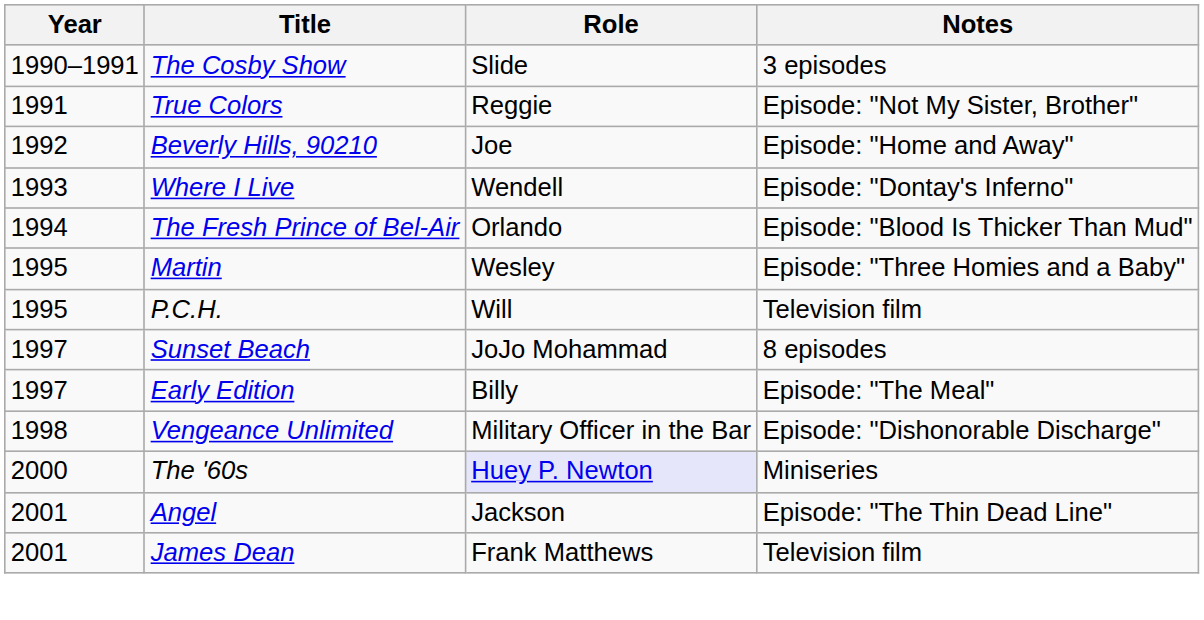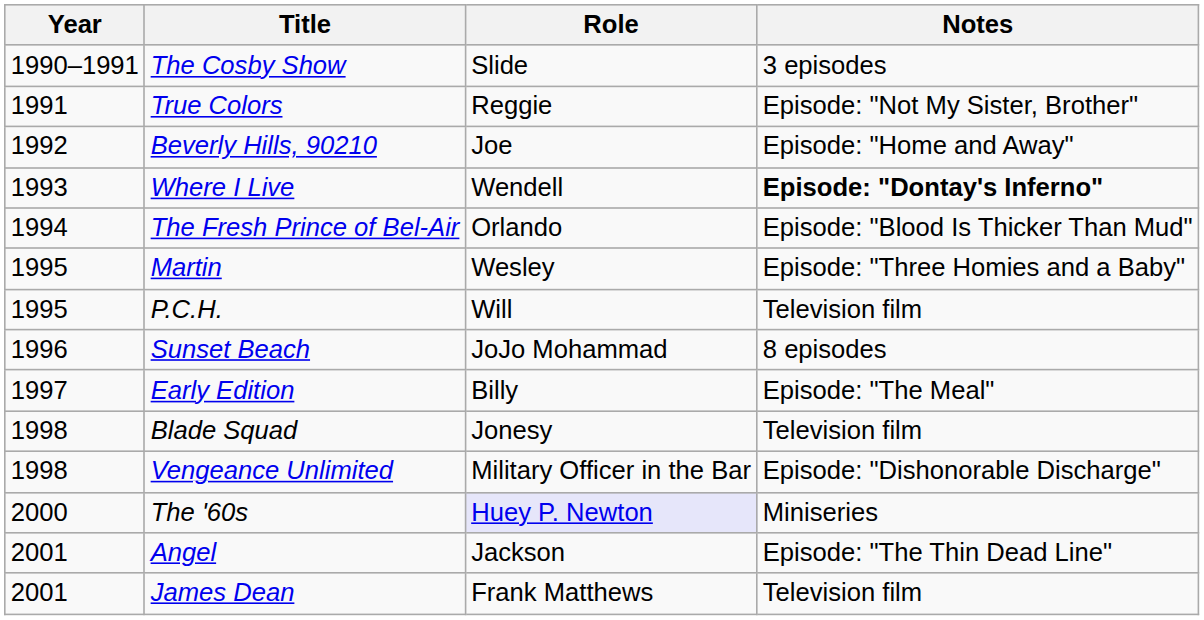(918, 187) normal -> (933, 187) bold
(39, 349) 1997 -> (39, 349) 1996
+ row: (224, 430)
